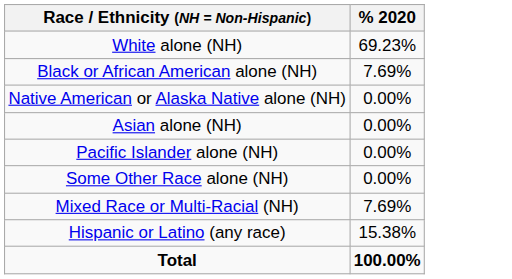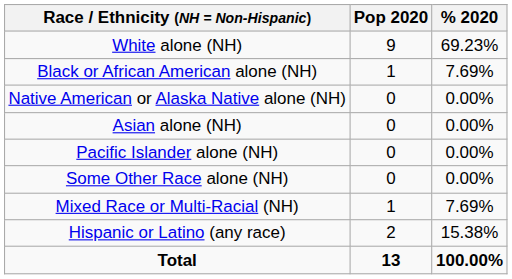+ column: (391, 17)
